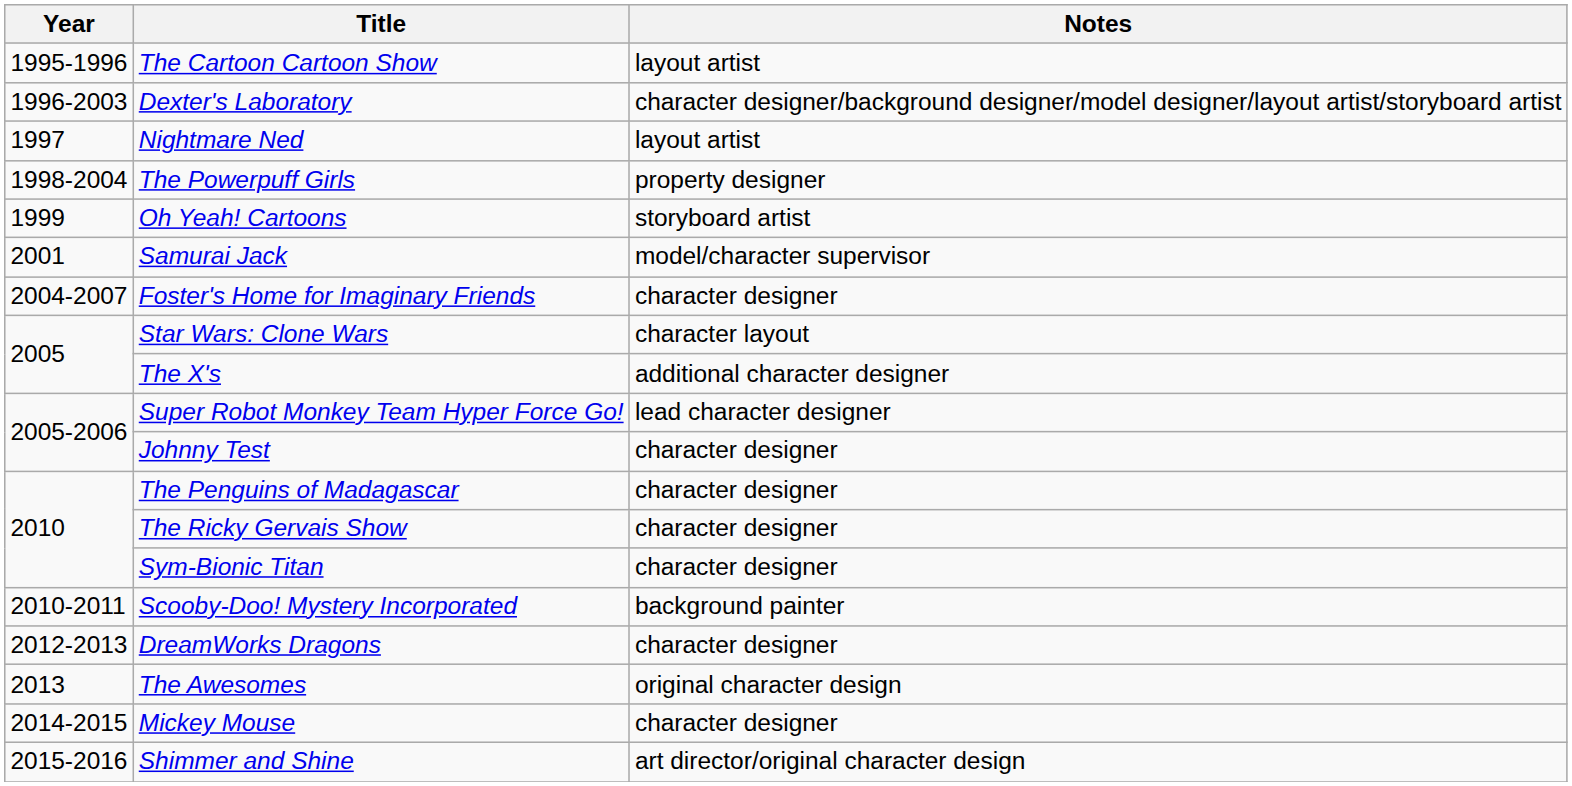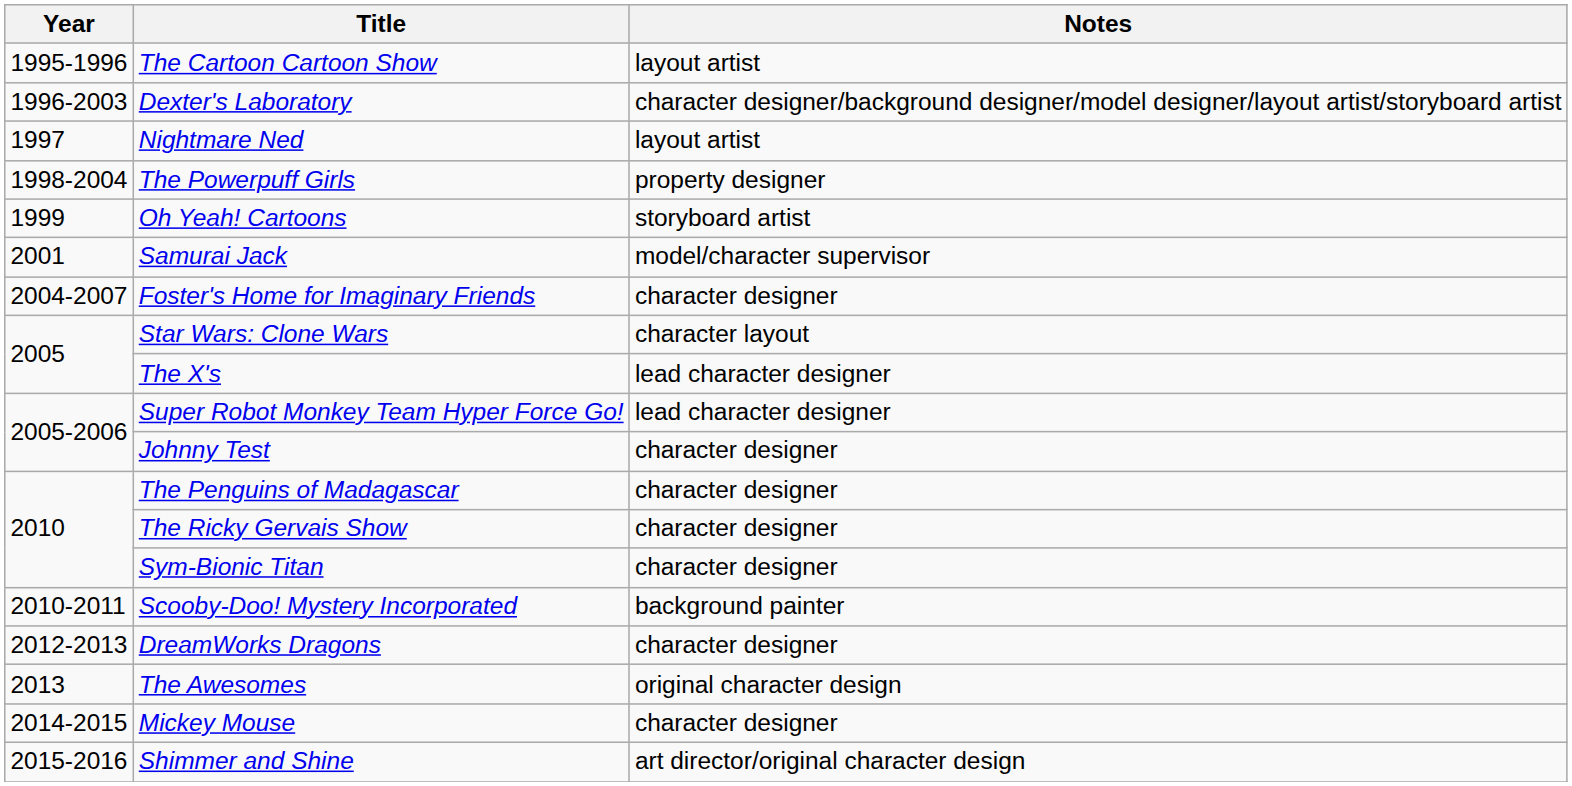(792, 373) additional character designer -> (763, 373) lead character designer
